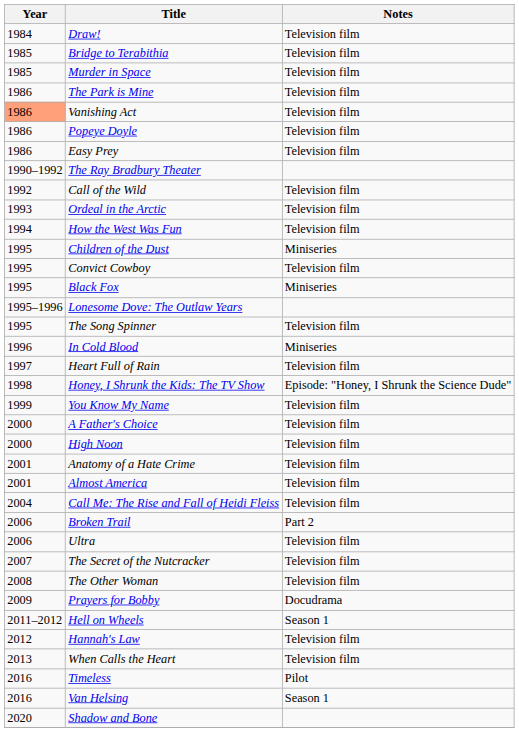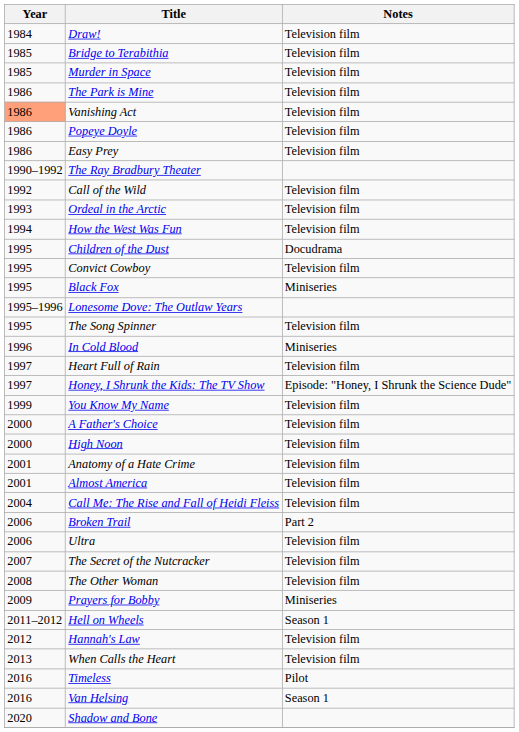(311, 248) Miniseries -> (314, 248) Docudrama
(20, 385) 1998 -> (20, 385) 1997
(314, 600) Docudrama -> (311, 600) Miniseries
